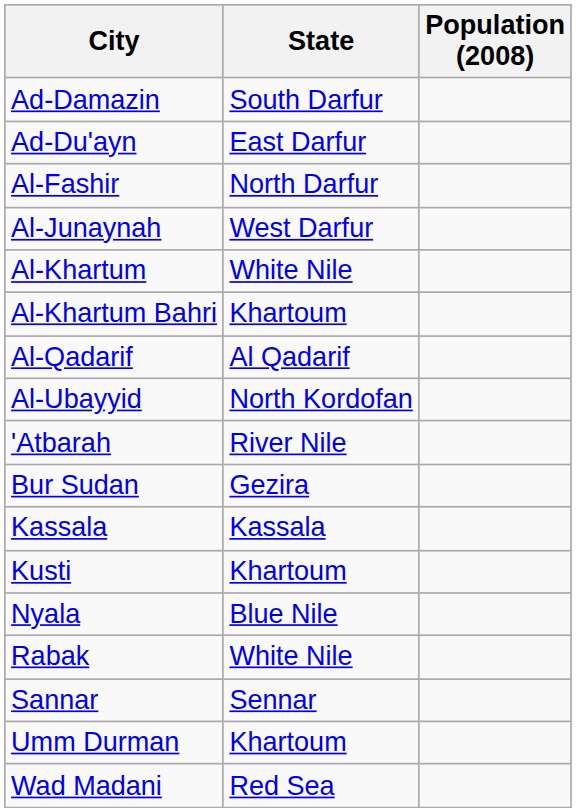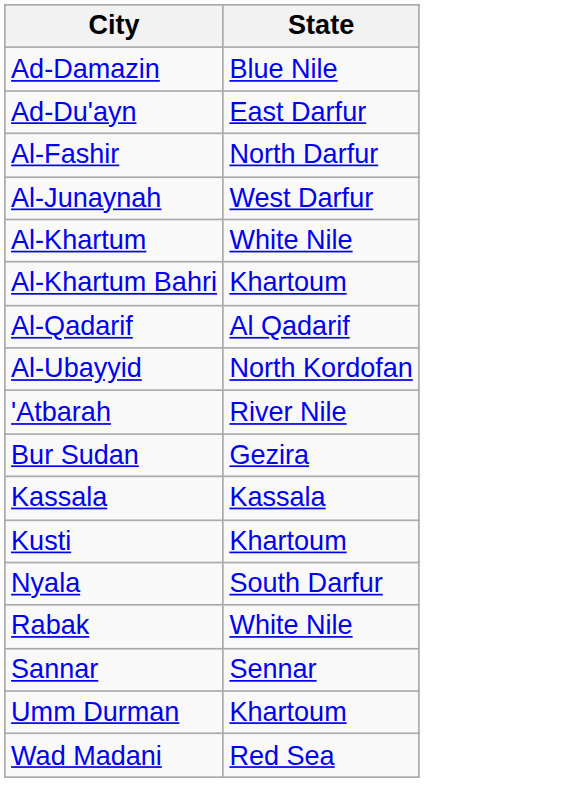- column: (495, 41)
(306, 99) South Darfur -> (284, 68) Blue Nile
(284, 613) Blue Nile -> (306, 583) South Darfur
